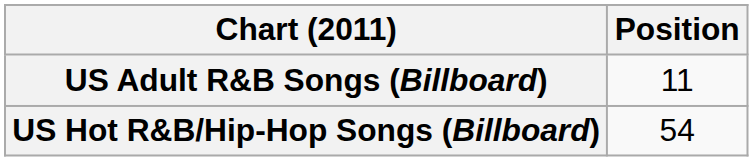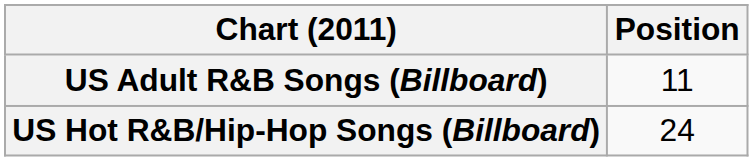(677, 130) 54 -> (677, 130) 24
